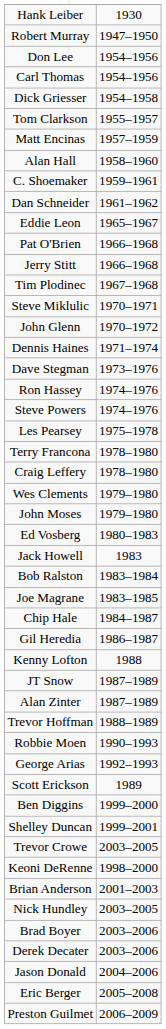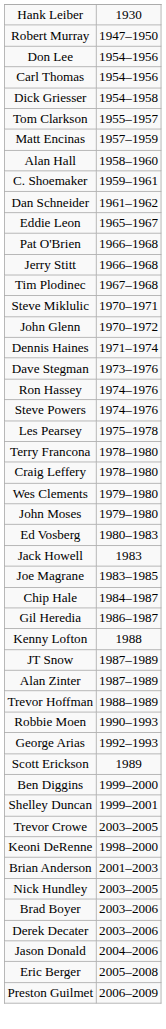- row: (50, 576)
